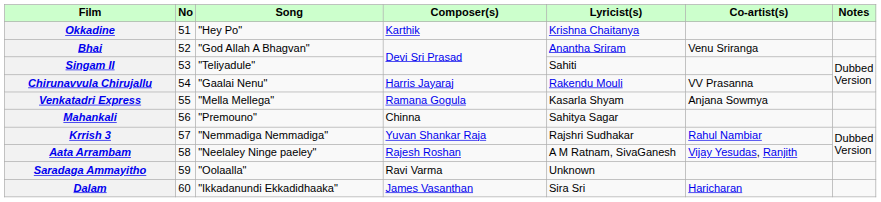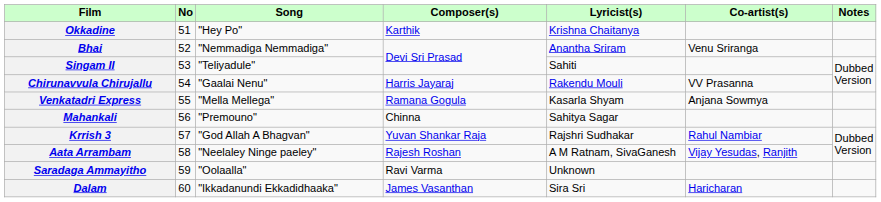(254, 48) "God Allah A Bhagvan" -> (263, 48) "Nemmadiga Nemmadiga"
(263, 135) "Nemmadiga Nemmadiga" -> (254, 135) "God Allah A Bhagvan"
